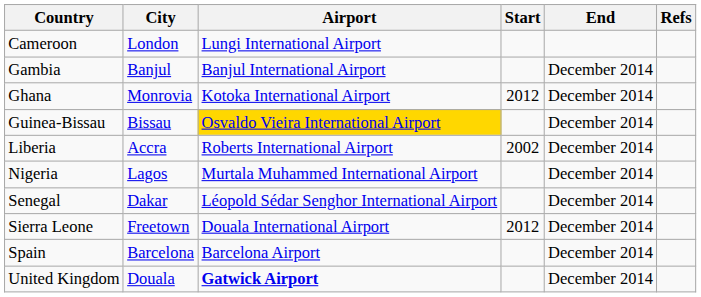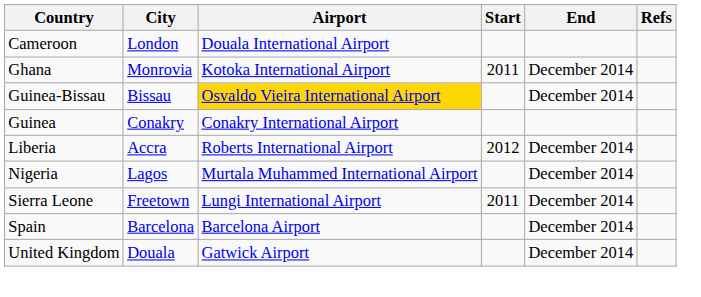(291, 43) Lungi International Airport -> (295, 43) Douala International Airport
- row: (34, 69)
(523, 95) 2012 -> (503, 69) 2011
+ row: (32, 122)
(523, 148) 2002 -> (503, 148) 2012
- row: (34, 200)
(295, 226) Douala International Airport -> (291, 200) Lungi International Airport
(523, 226) 2012 -> (503, 200) 2011
(260, 278) bold -> (255, 252) normal
